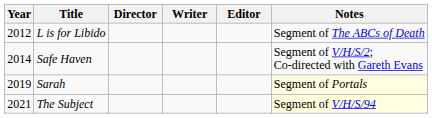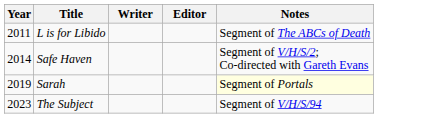- column: (135, 14)
(19, 33) 2012 -> (19, 33) 2011
(19, 103) 2021 -> (19, 103) 2023
(325, 103) lightyellow background -> (271, 103) no background
